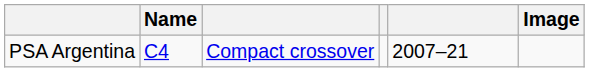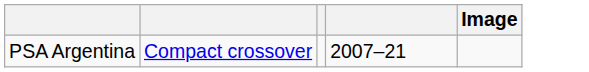- column: (171, 19)
